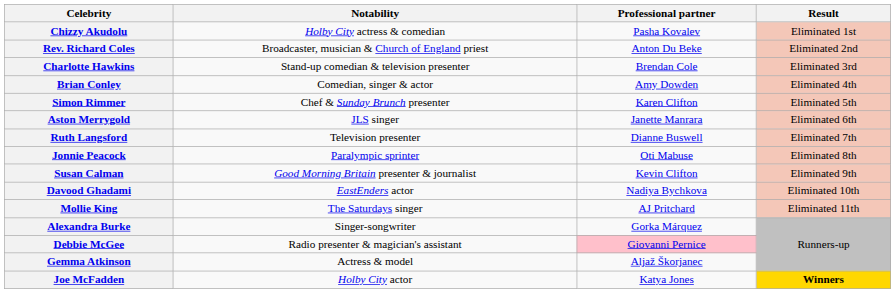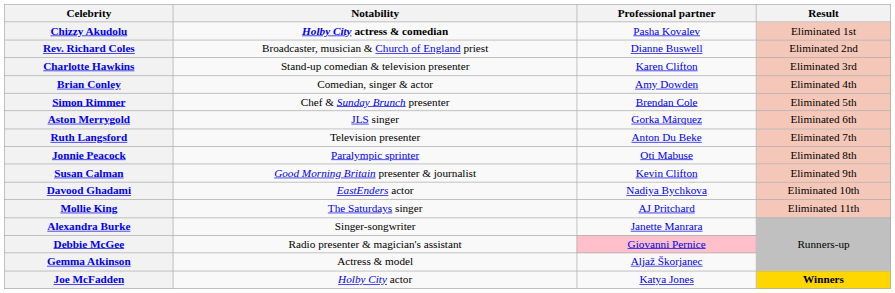(375, 31) normal -> (375, 31) bold
(667, 48) Anton Du Beke -> (667, 48) Dianne Buswell
(667, 66) Brendan Cole -> (667, 66) Karen Clifton
(667, 102) Karen Clifton -> (667, 102) Brendan Cole
(667, 119) Janette Manrara -> (667, 119) Gorka Márquez
(667, 137) Dianne Buswell -> (667, 137) Anton Du Beke
(667, 226) Gorka Márquez -> (667, 226) Janette Manrara
